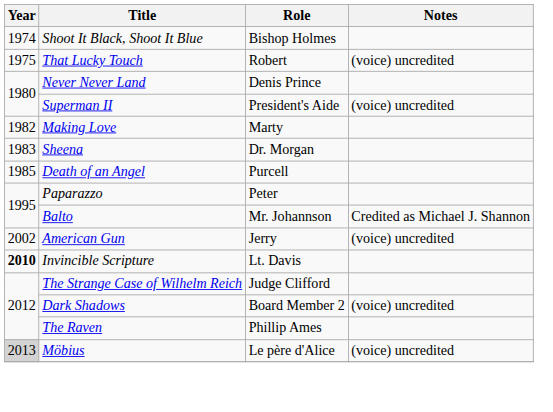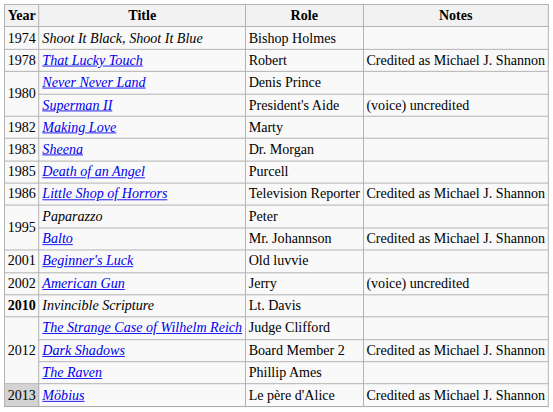(22, 60) 1975 -> (22, 60) 1978
(403, 60) (voice) uncredited -> (456, 60) Credited as Michael J. Shannon
+ row: (105, 194)
+ row: (88, 261)
(403, 305) (voice) uncredited -> (456, 350) Credited as Michael J. Shannon
(403, 350) (voice) uncredited -> (456, 395) Credited as Michael J. Shannon
